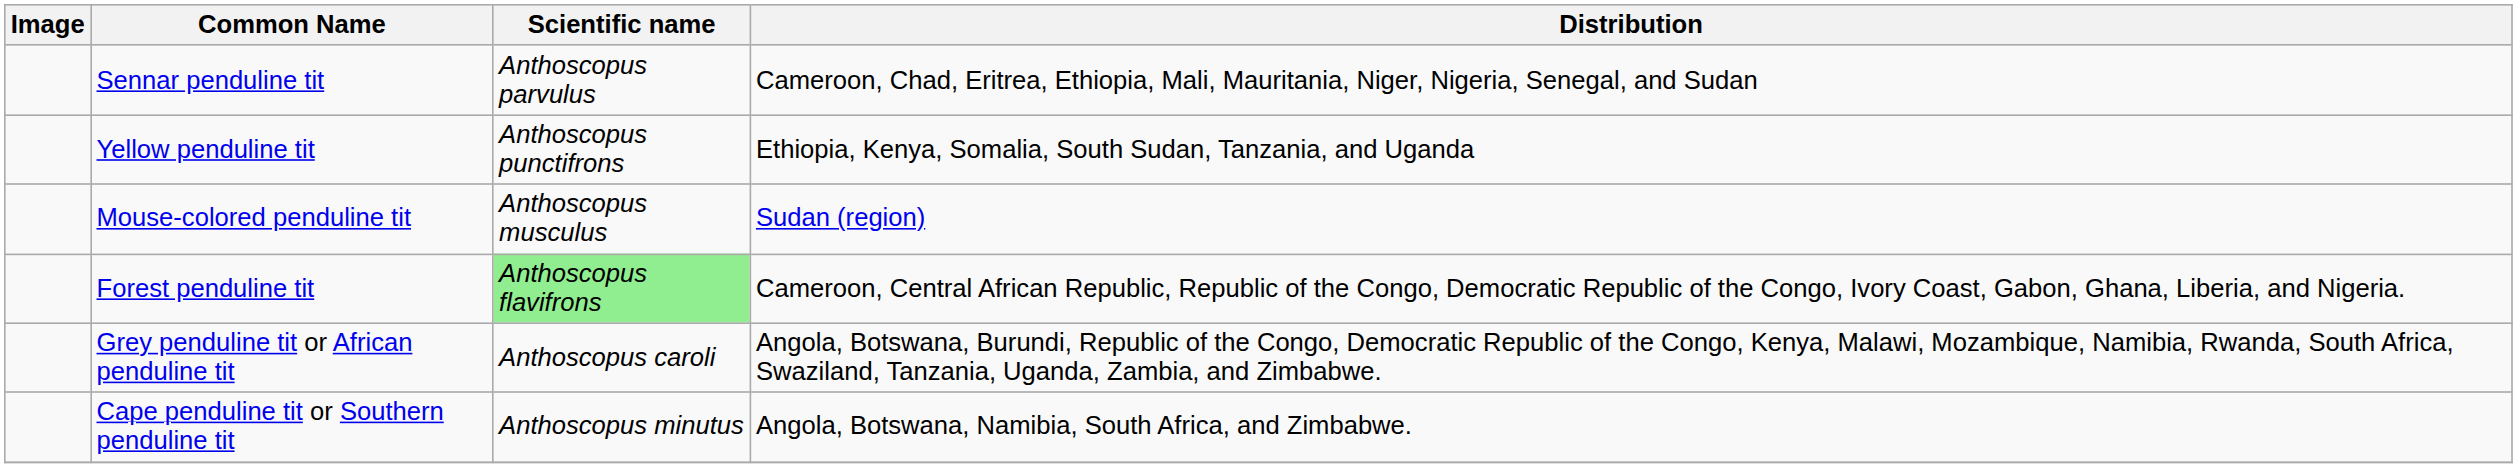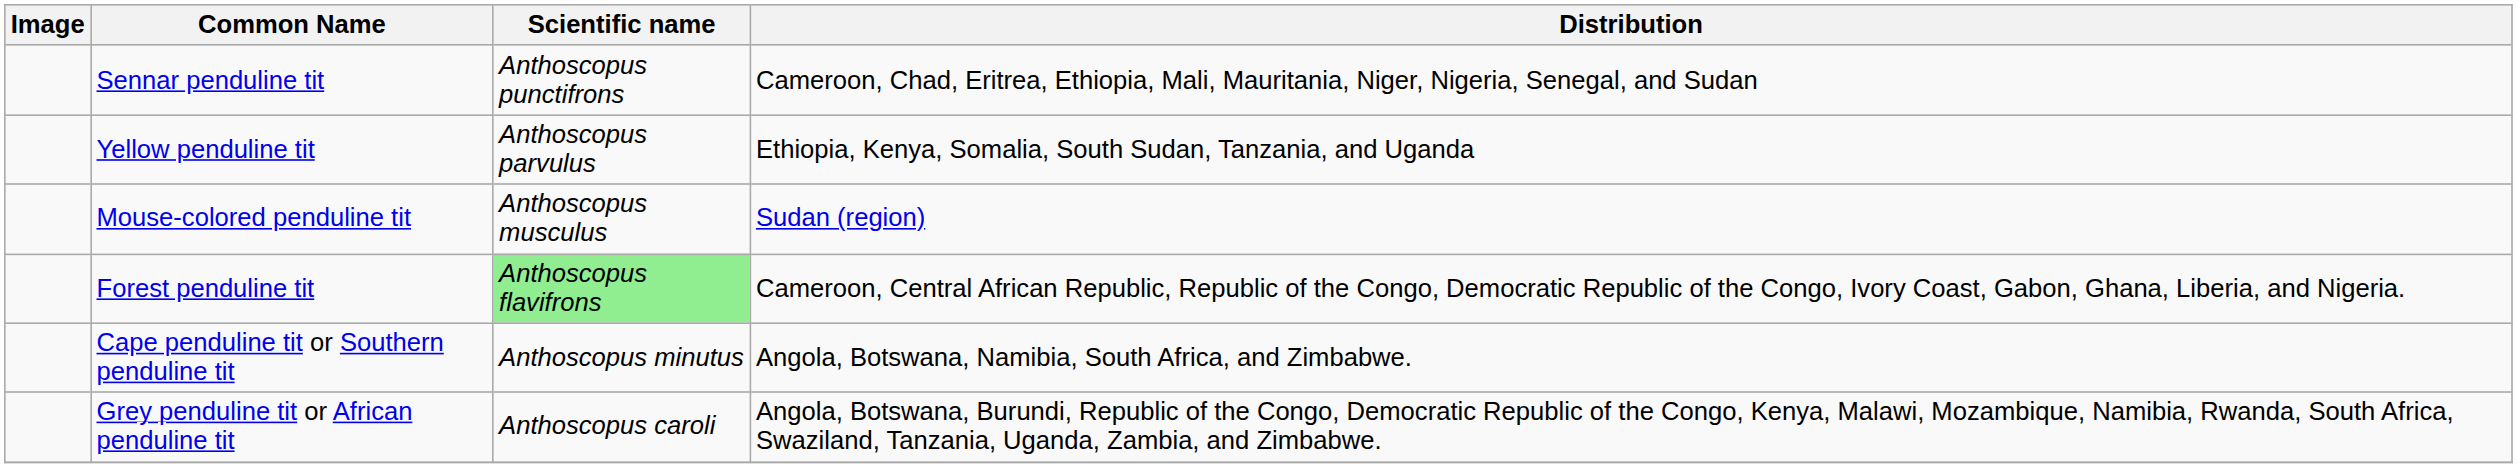(573, 79) Anthoscopus parvulus -> (573, 79) Anthoscopus punctifrons
(573, 149) Anthoscopus punctifrons -> (573, 149) Anthoscopus parvulus
rows swapped: (254, 357) <-> (270, 426)
